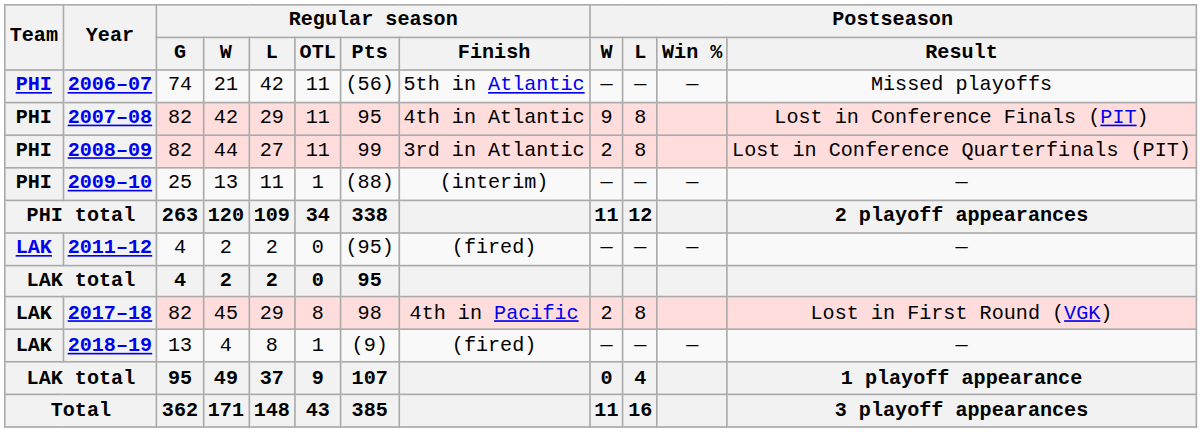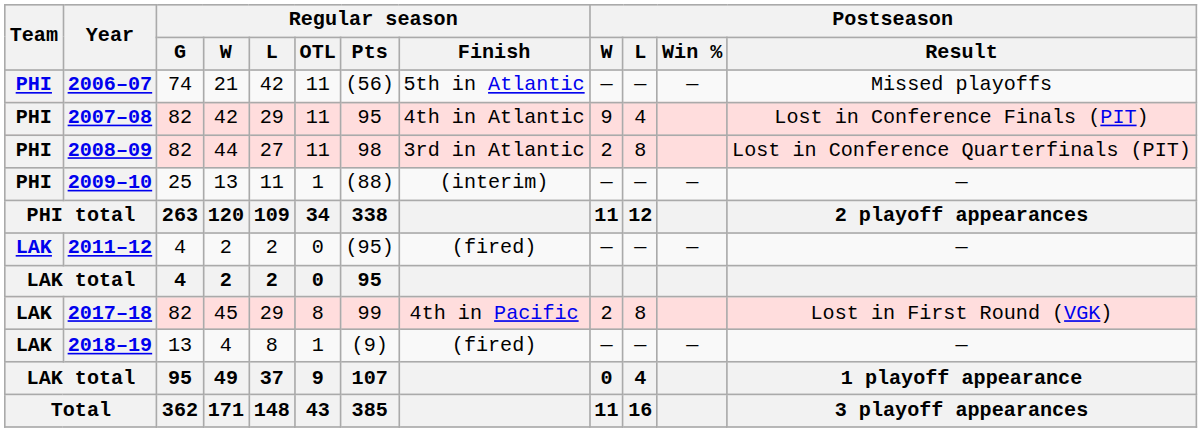(640, 119) 8 -> (640, 119) 4
(370, 151) 99 -> (370, 151) 98
(370, 314) 98 -> (370, 314) 99
